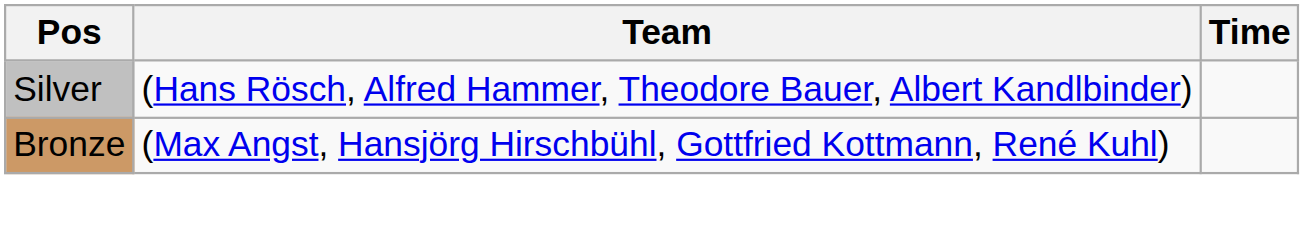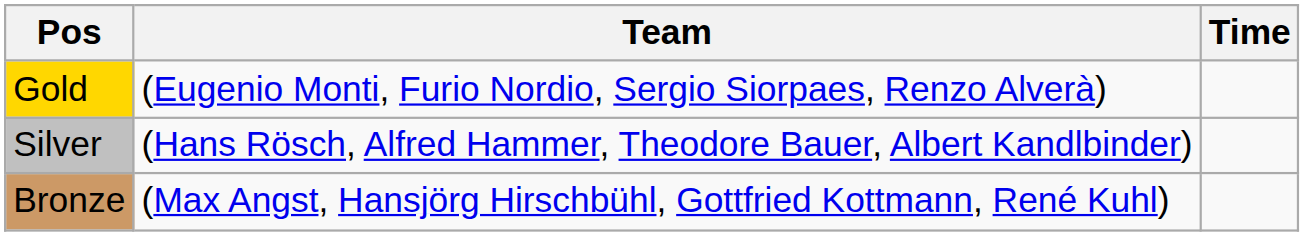+ row: (51, 88)
